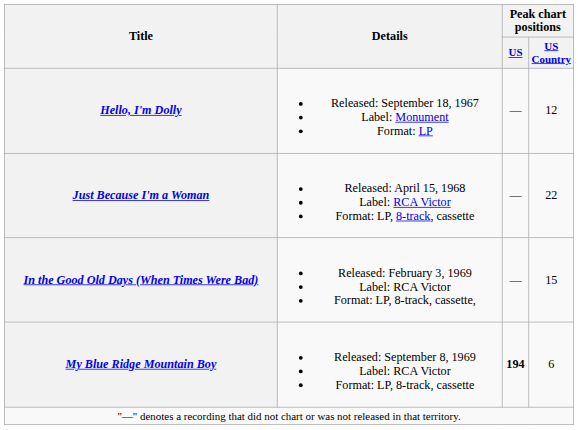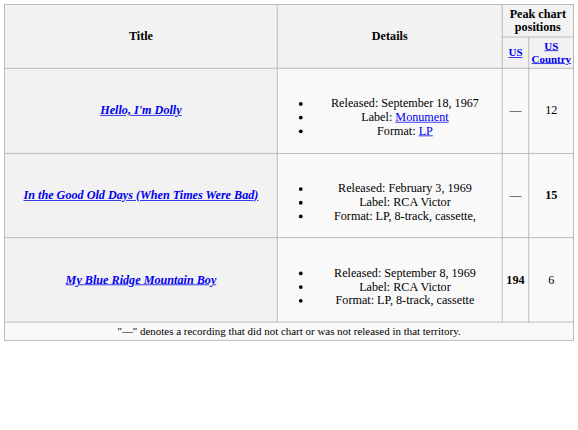- row: (141, 195)
(551, 280) normal -> (551, 195) bold
